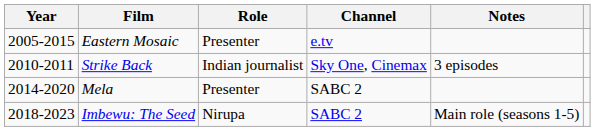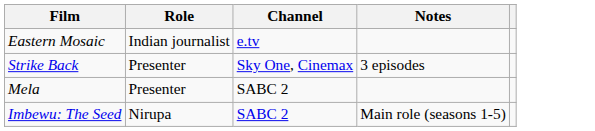- column: (41, 16)
(231, 41) Presenter -> (179, 41) Indian journalist
(253, 65) Indian journalist -> (157, 65) Presenter
